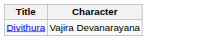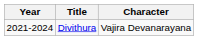+ column: (30, 12)
